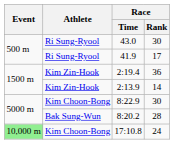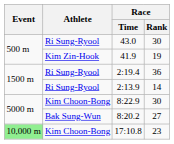(72, 57) Ri Sung-Ryool -> (72, 57) Kim Zin-Hook
(157, 57) 17 -> (157, 57) 19
(72, 72) Kim Zin-Hook -> (72, 72) Ri Sung-Ryool
(72, 87) Kim Zin-Hook -> (72, 87) Ri Sung-Ryool
(157, 117) 28 -> (157, 117) 27
(157, 132) 24 -> (157, 132) 23
